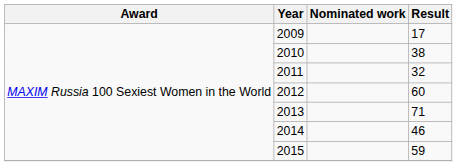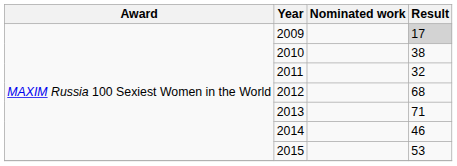(418, 33) no background -> (418, 33) lightgrey background
(418, 92) 60 -> (418, 92) 68
(418, 151) 59 -> (418, 151) 53
